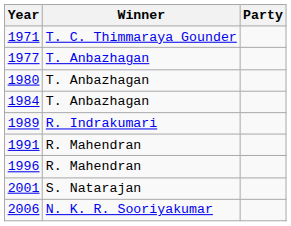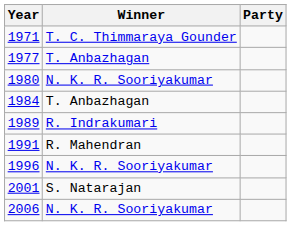(98, 80) T. Anbazhagan -> (129, 80) N. K. R. Sooriyakumar
(94, 167) R. Mahendran -> (129, 167) N. K. R. Sooriyakumar
